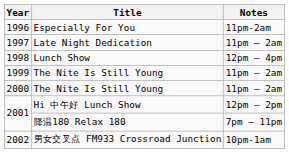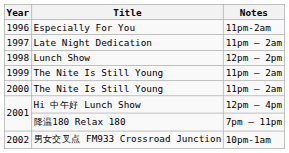(254, 58) 12pm – 4pm -> (254, 58) 12pm – 2pm
(254, 105) 12pm – 2pm -> (254, 105) 12pm – 4pm
